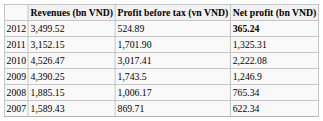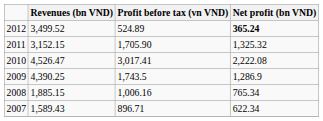(135, 44) 1,701.90 -> (135, 44) 1,705.90
(250, 44) 1,325.31 -> (250, 44) 1,325.32
(247, 76) 1,246.9 -> (247, 76) 1,286.9
(135, 92) 1,006.17 -> (135, 92) 1,006.16
(131, 108) 869.71 -> (131, 108) 896.71
